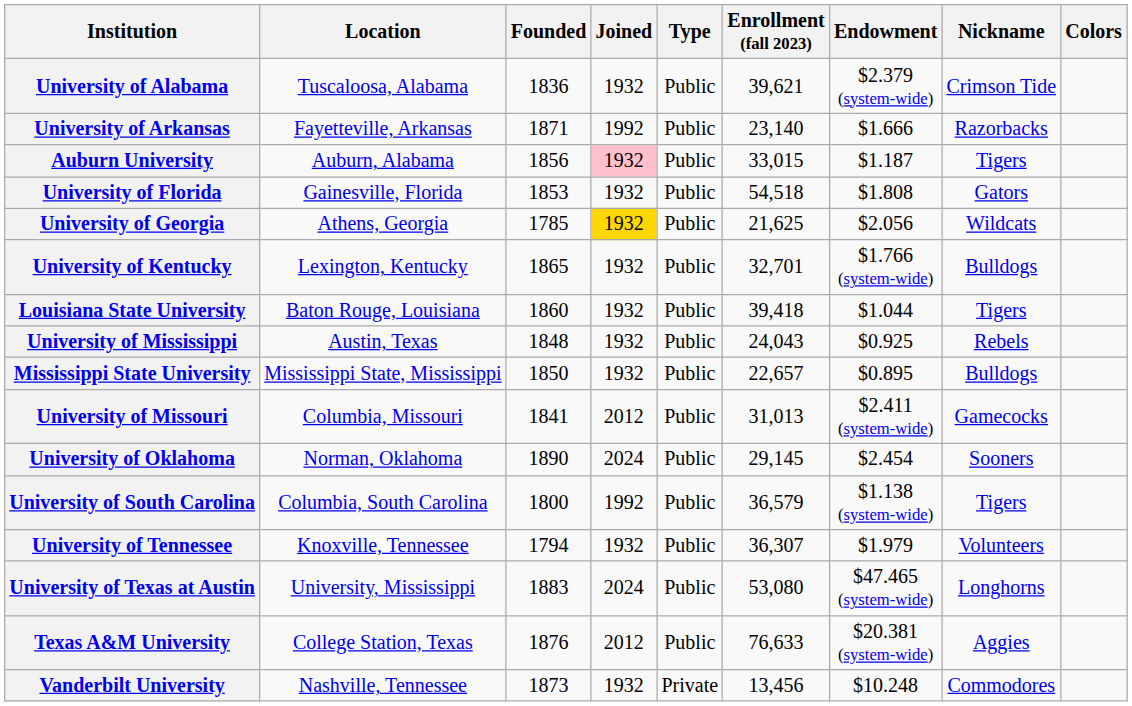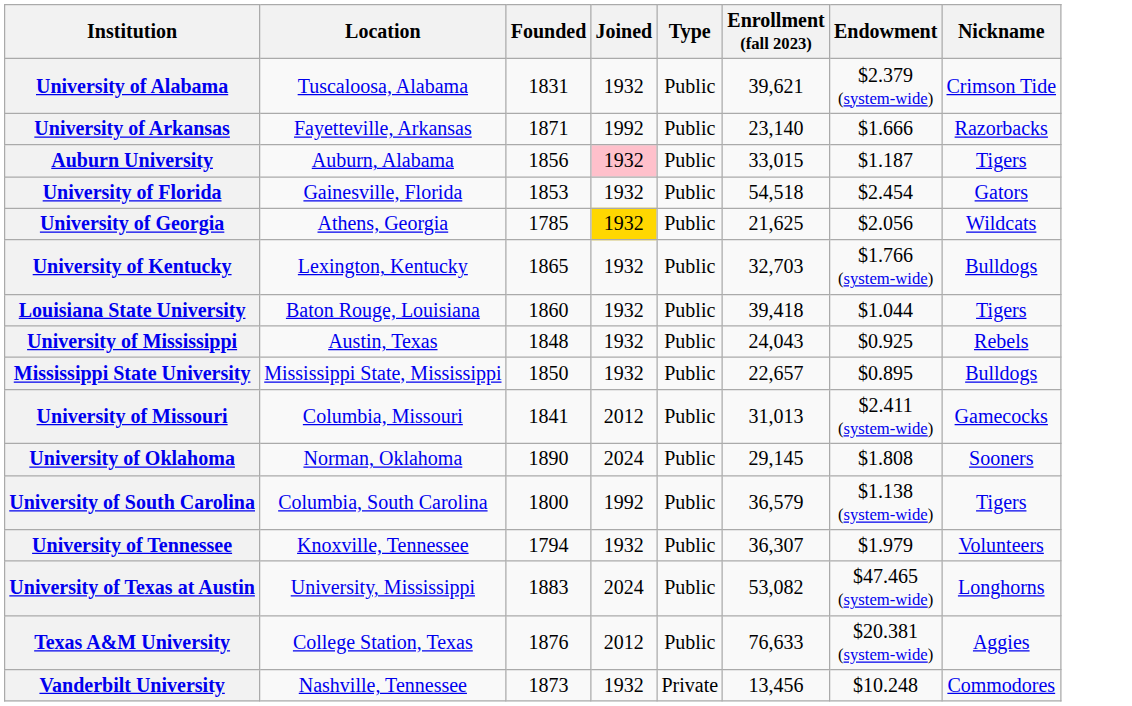- column: (1094, 31)
(549, 85) 1836 -> (549, 85) 1831
(886, 192) $1.808 -> (886, 192) $2.454
(776, 266) 32,701 -> (776, 266) 32,703
(886, 459) $2.454 -> (886, 459) $1.808
(776, 588) 53,080 -> (776, 588) 53,082
